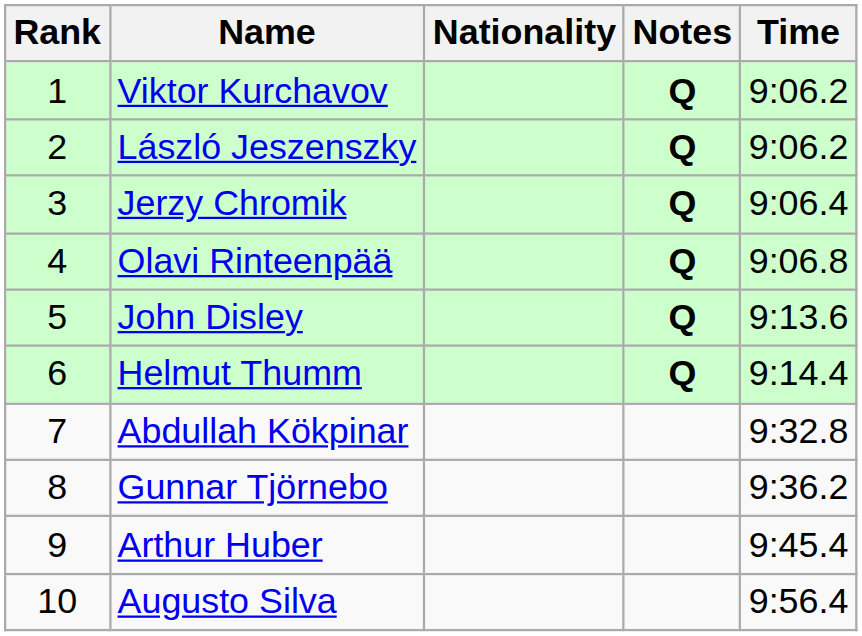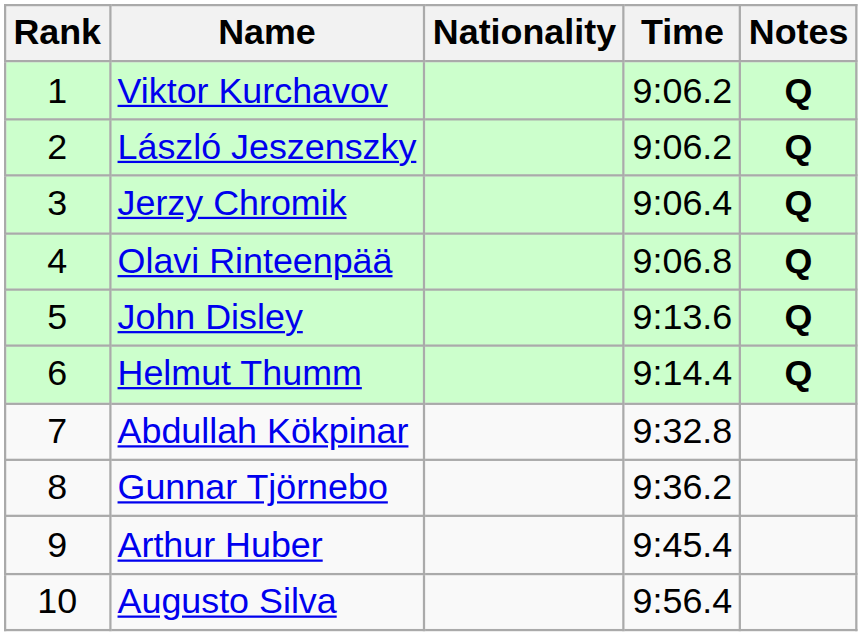columns swapped: (798, 32) <-> (682, 32)
